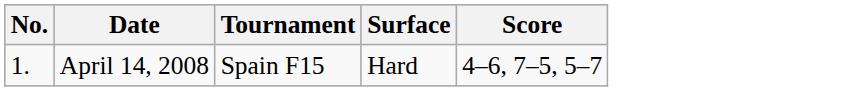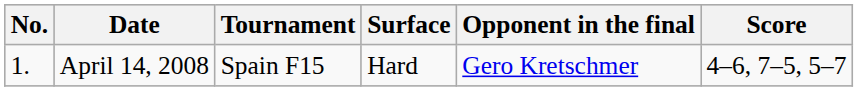+ column: (579, 24)
